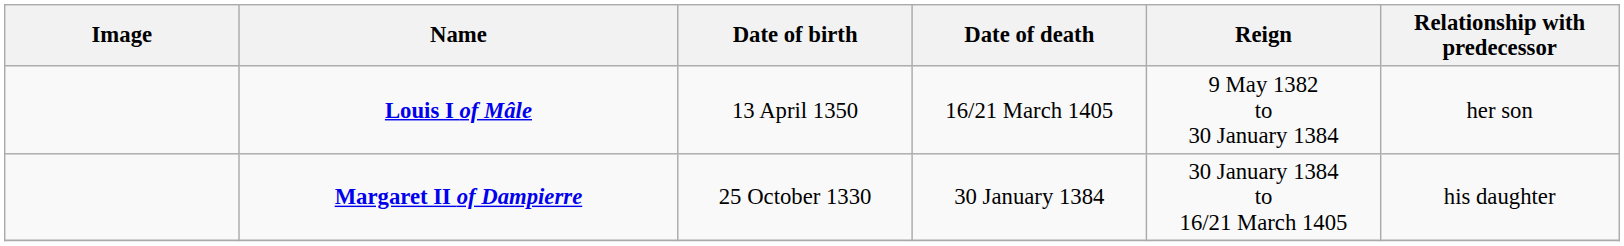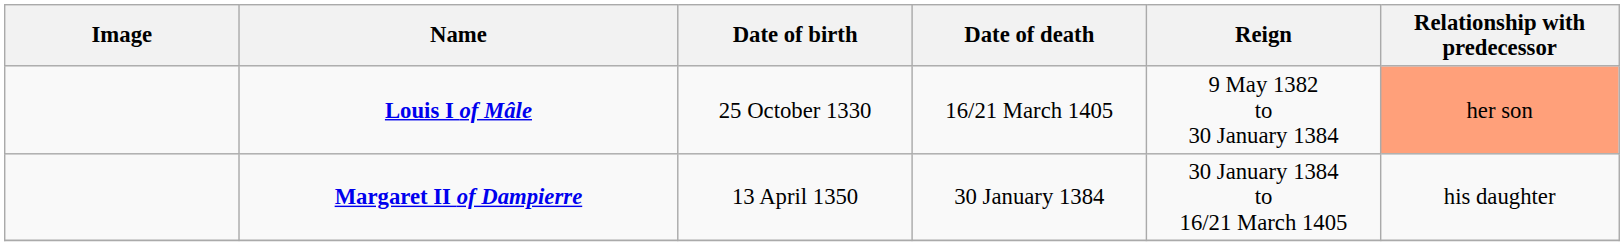(795, 109) 13 April 1350 -> (795, 109) 25 October 1330
(1500, 109) no background -> (1500, 109) lightsalmon background
(795, 196) 25 October 1330 -> (795, 196) 13 April 1350
